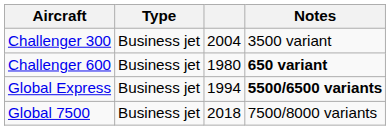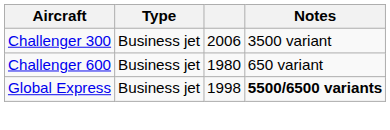(224, 40) 2004 -> (224, 40) 2006
(288, 64) bold -> (285, 64) normal
(224, 88) 1994 -> (224, 88) 1998
- row: (49, 112)
